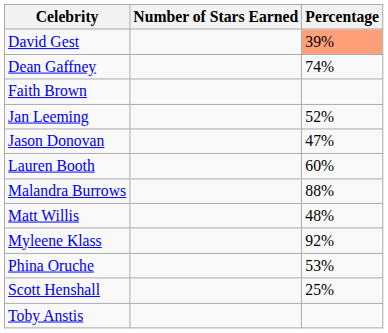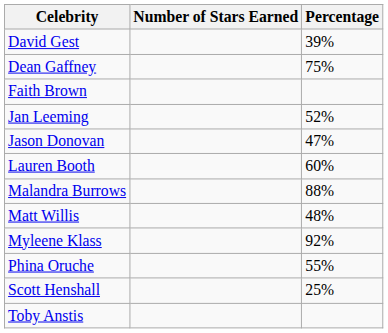(320, 41) lightsalmon background -> (320, 41) no background
(320, 66) 74% -> (320, 66) 75%
(320, 265) 53% -> (320, 265) 55%
